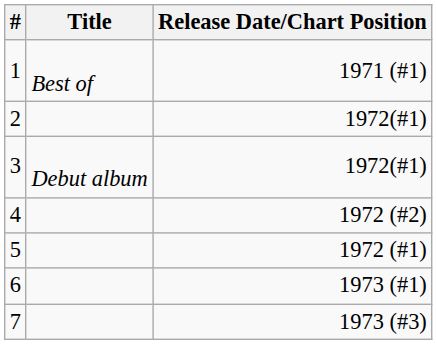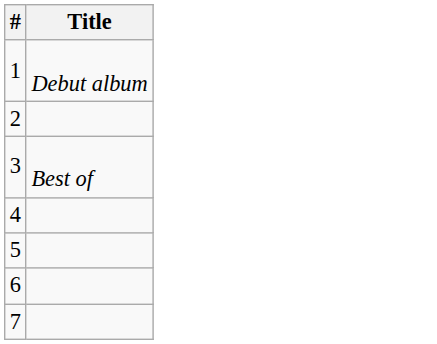- column: (292, 22)
(62, 82) Best of -> (90, 82) Debut album
(90, 179) Debut album -> (62, 179) Best of
